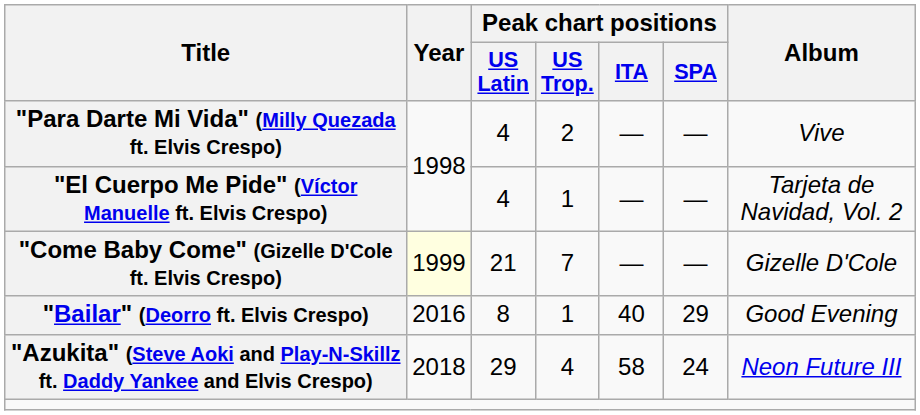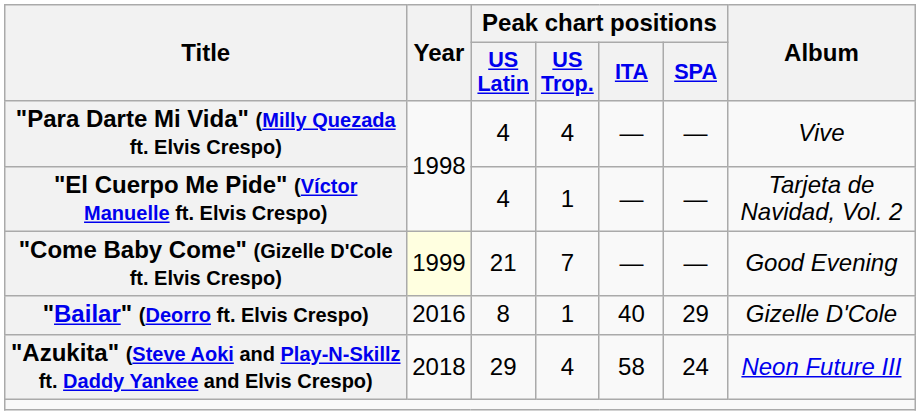(567, 133) 2 -> (567, 133) 4
(821, 263) Gizelle D'Cole -> (821, 263) Good Evening
(821, 314) Good Evening -> (821, 314) Gizelle D'Cole
